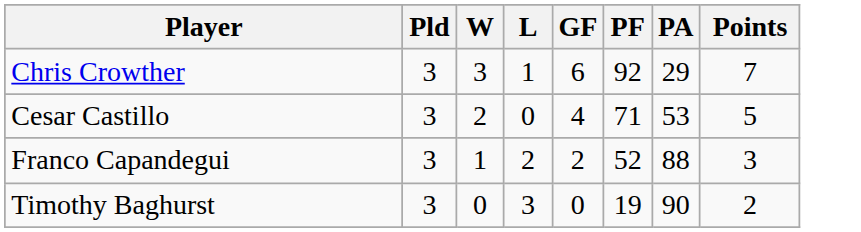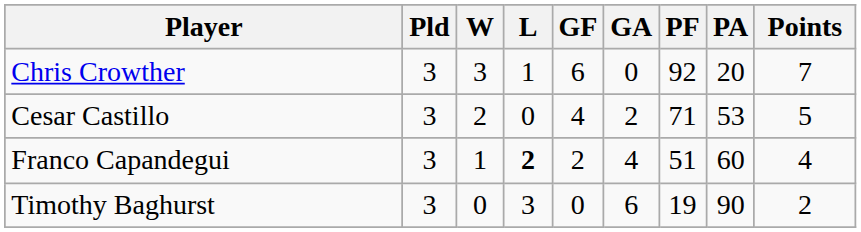+ column: (631, 26)
(676, 71) 29 -> (731, 71) 20
(528, 159) normal -> (528, 159) bold
(628, 159) 52 -> (683, 159) 51
(676, 159) 88 -> (731, 159) 60
(750, 159) 3 -> (805, 159) 4
